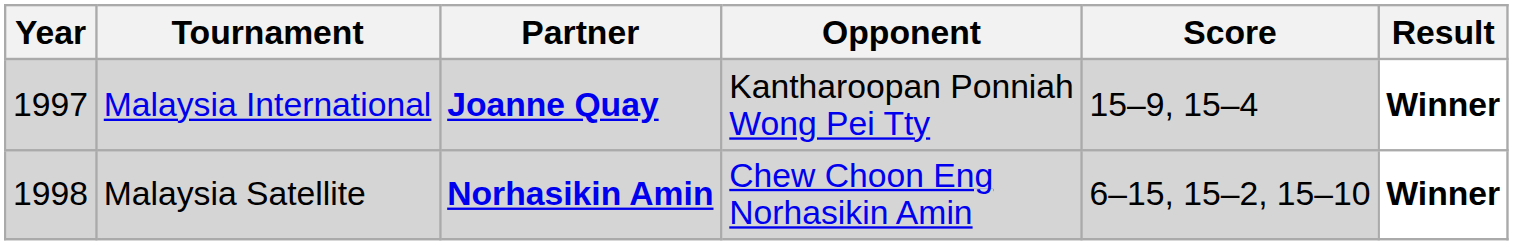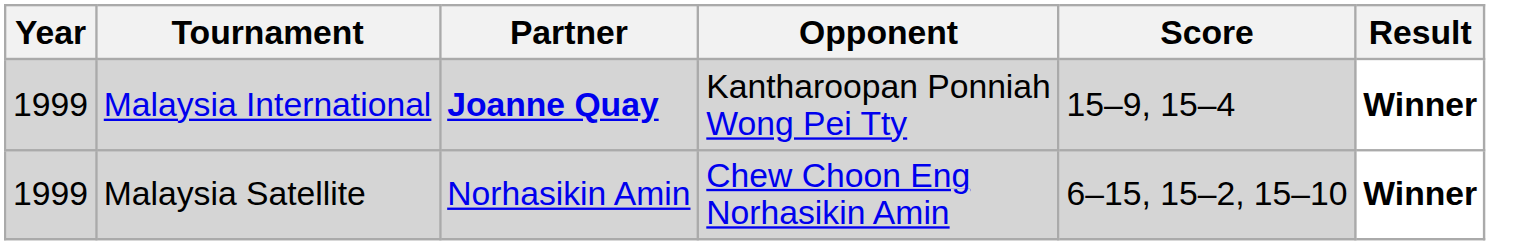(51, 104) 1997 -> (51, 104) 1999
(51, 195) 1998 -> (51, 195) 1999
(580, 195) bold -> (569, 195) normal
